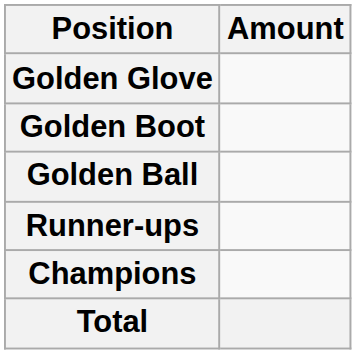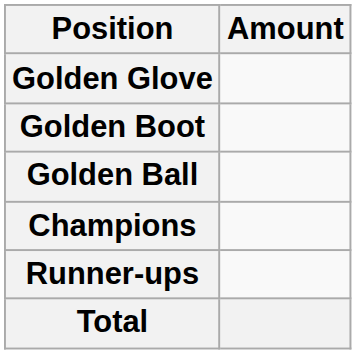rows swapped: (112, 224) <-> (112, 273)
